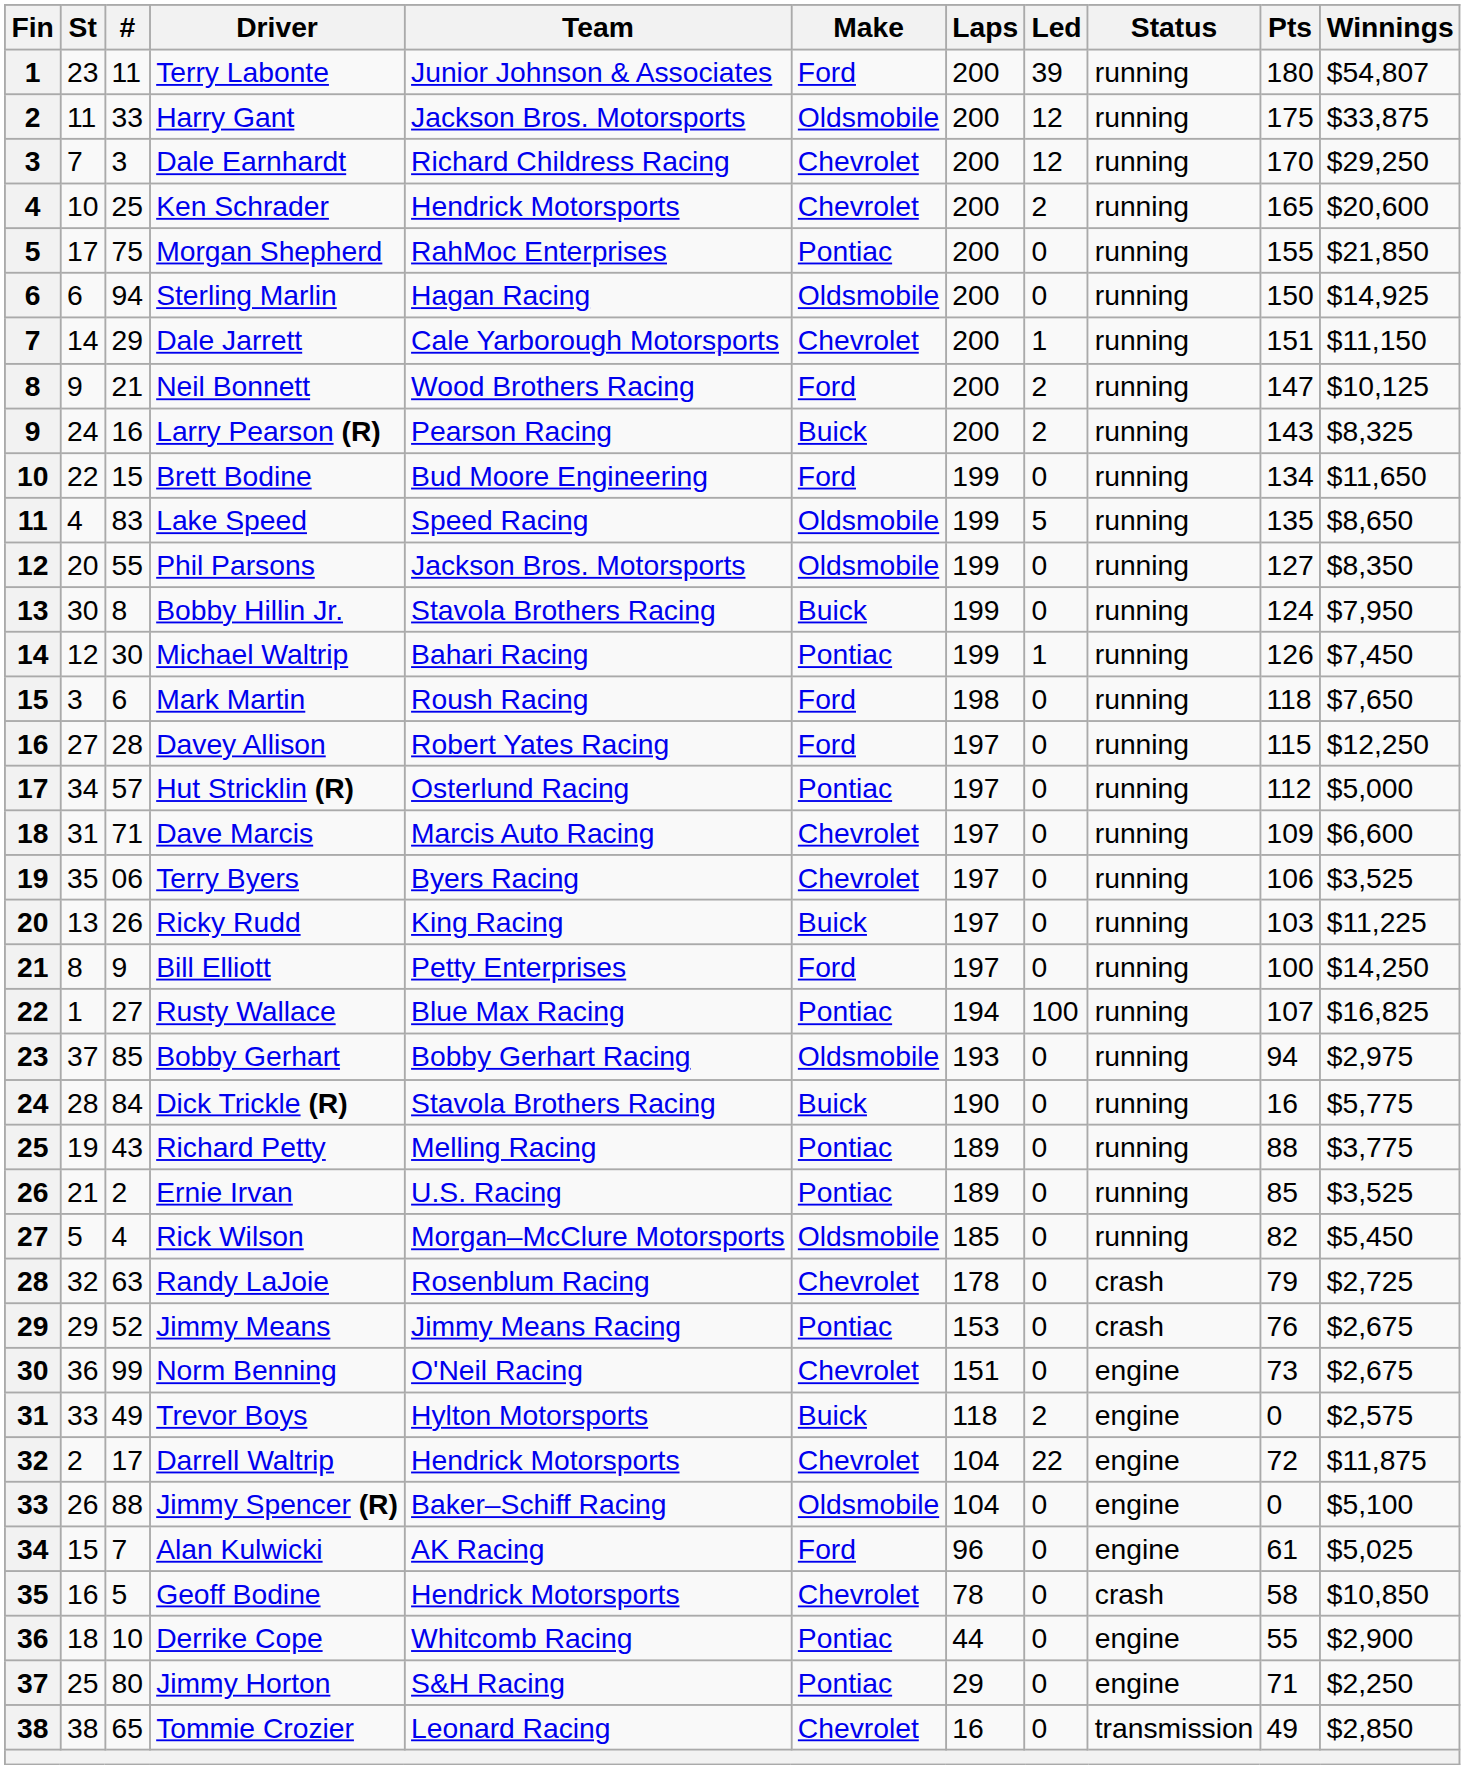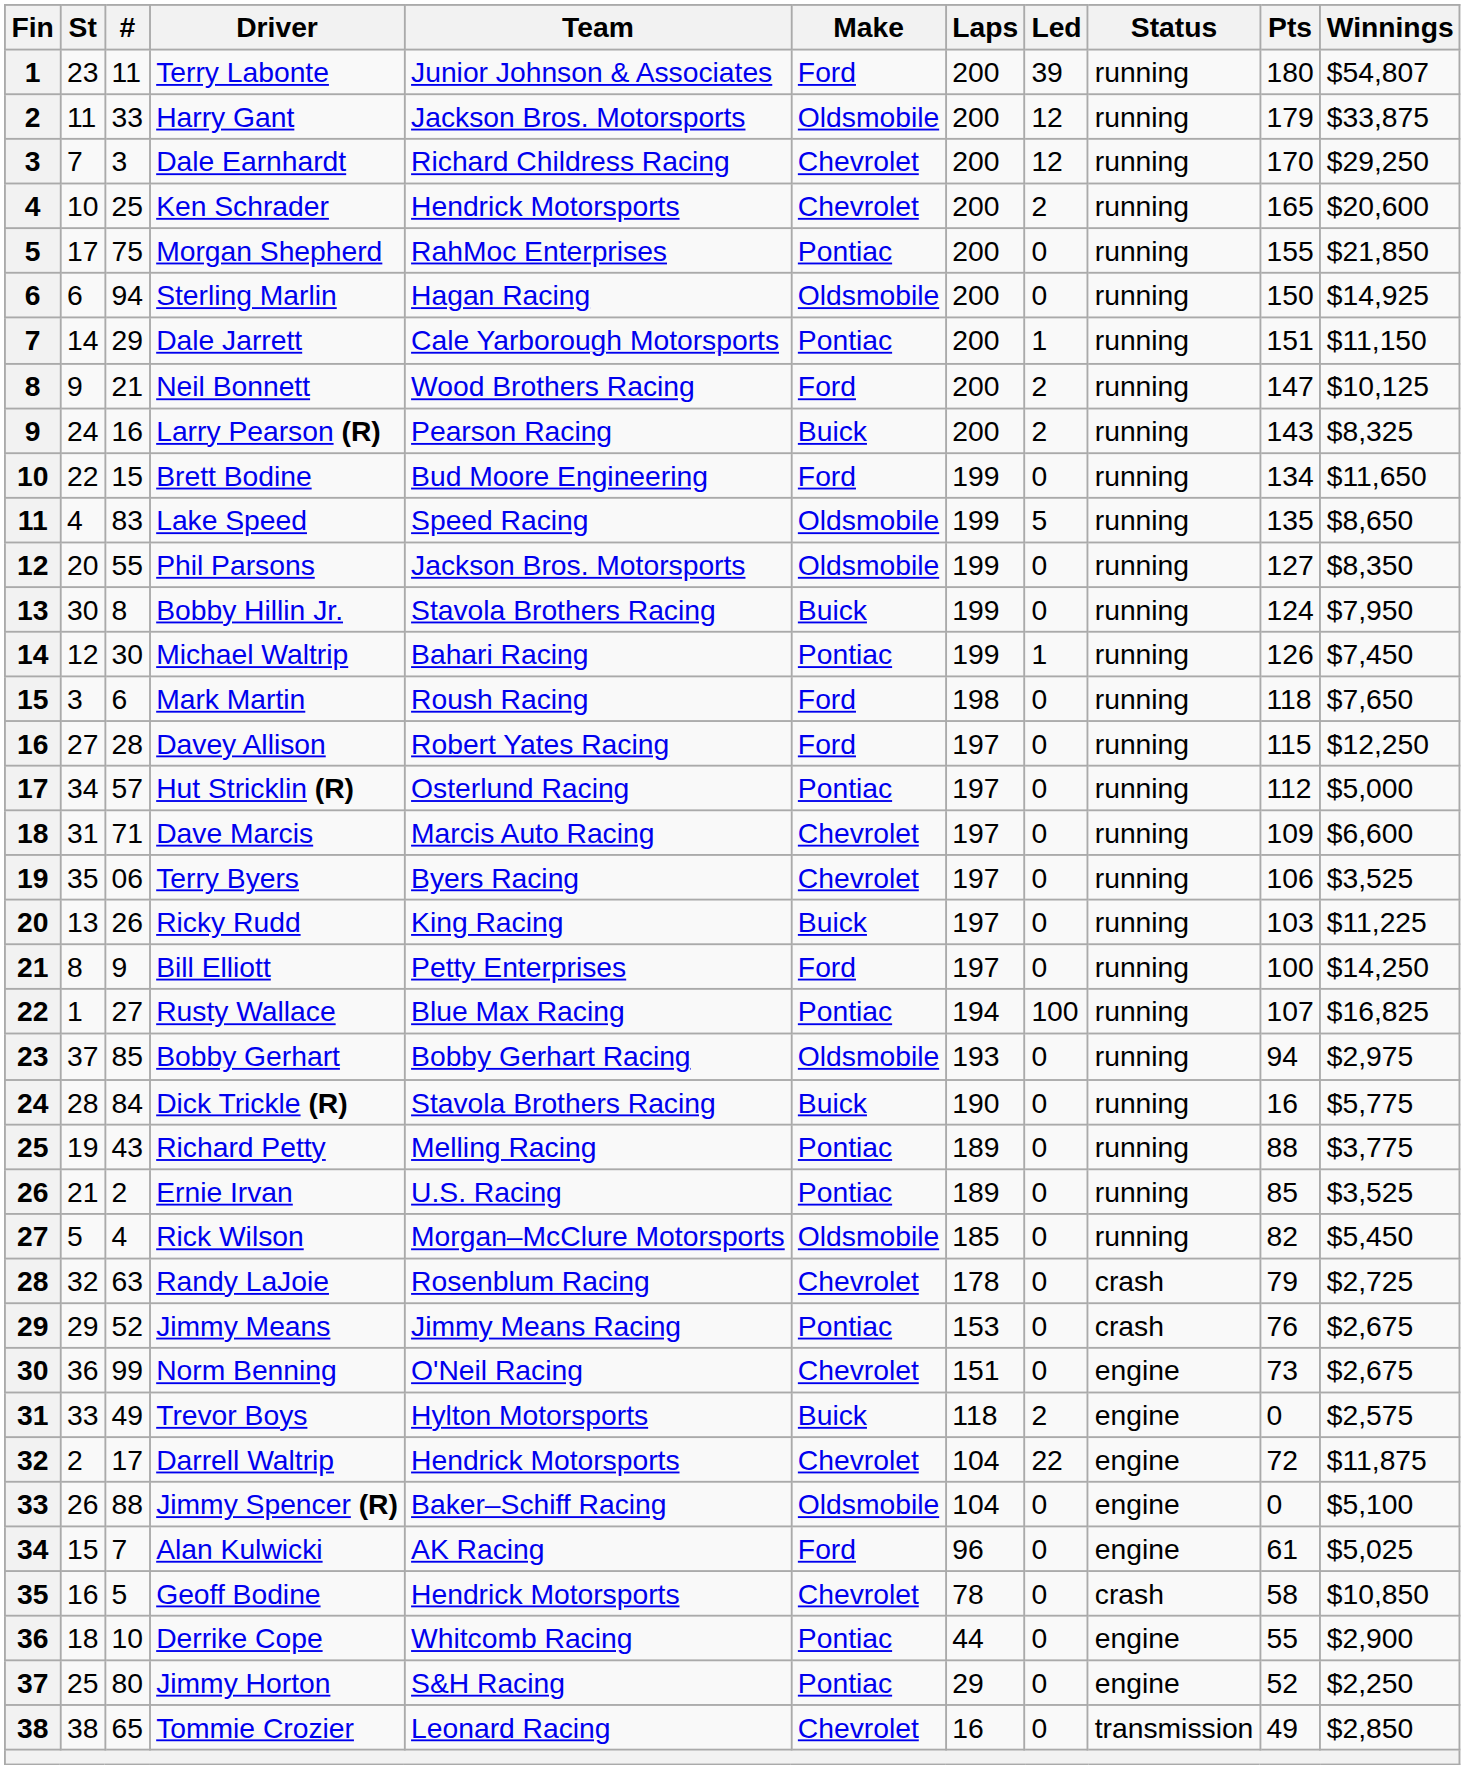(1290, 117) 175 -> (1290, 117) 179
(858, 341) Chevrolet -> (845, 341) Pontiac
(1282, 1683) 71 -> (1282, 1683) 52
